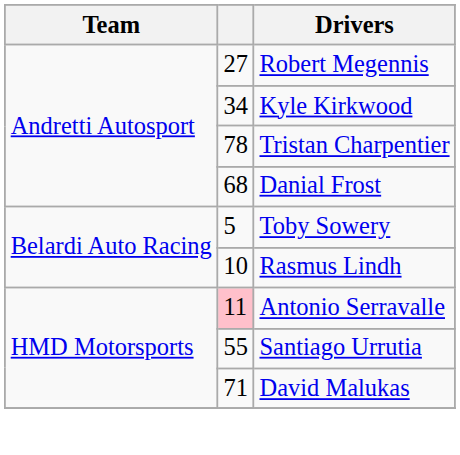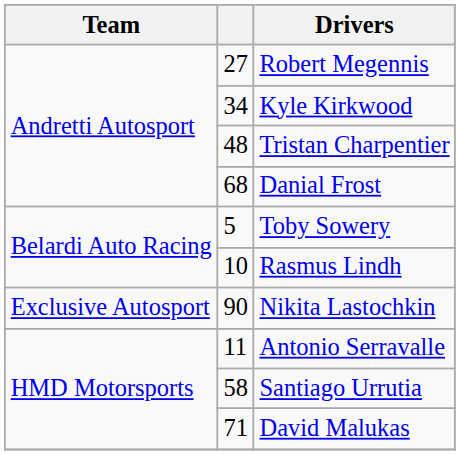(236, 145) 78 -> (236, 145) 48
+ row: (347, 306)
(235, 306) pink background -> (235, 347) no background
(236, 347) 55 -> (236, 387) 58
